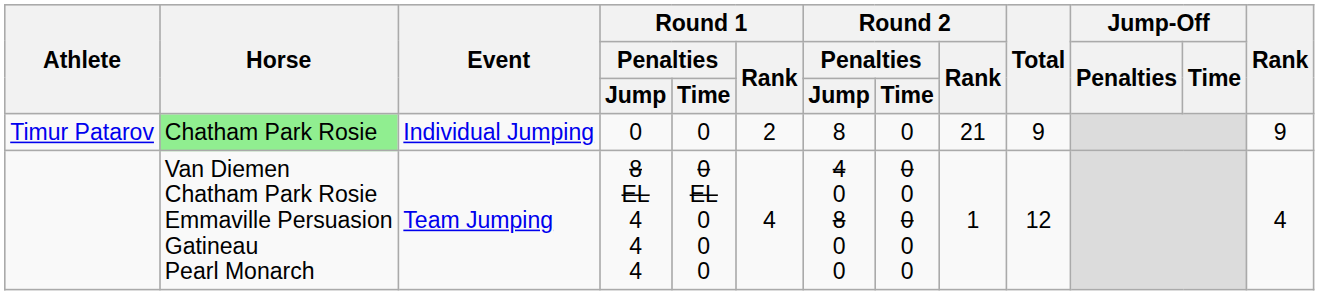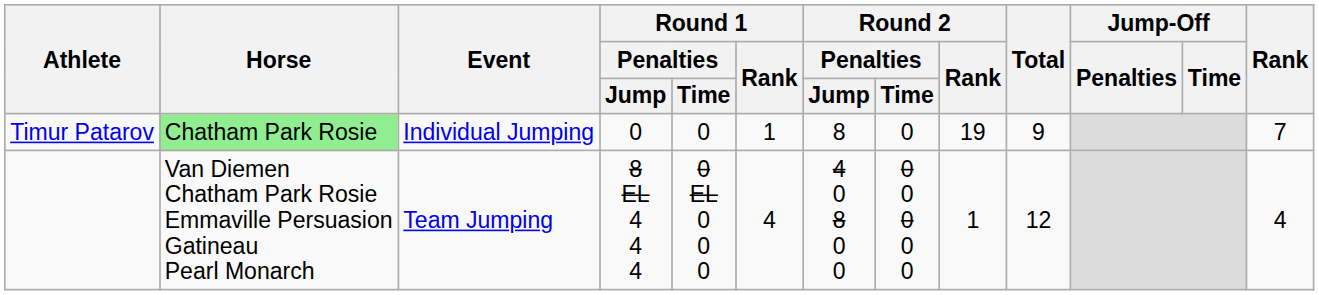(769, 133) 2 -> (769, 133) 1
(973, 133) 21 -> (973, 133) 19
(1280, 133) 9 -> (1280, 133) 7
